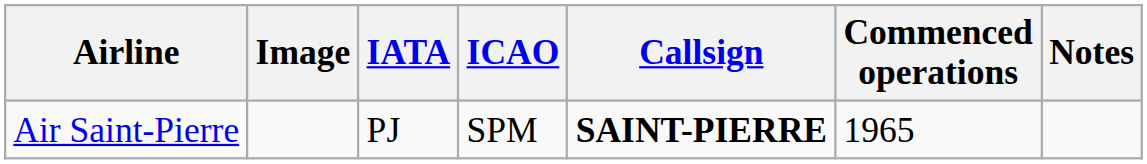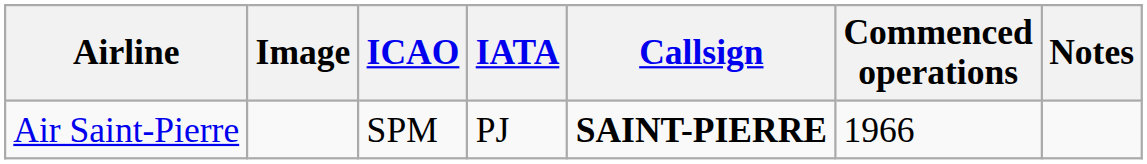columns swapped: (408, 52) <-> (513, 52)
(879, 128) 1965 -> (879, 128) 1966
